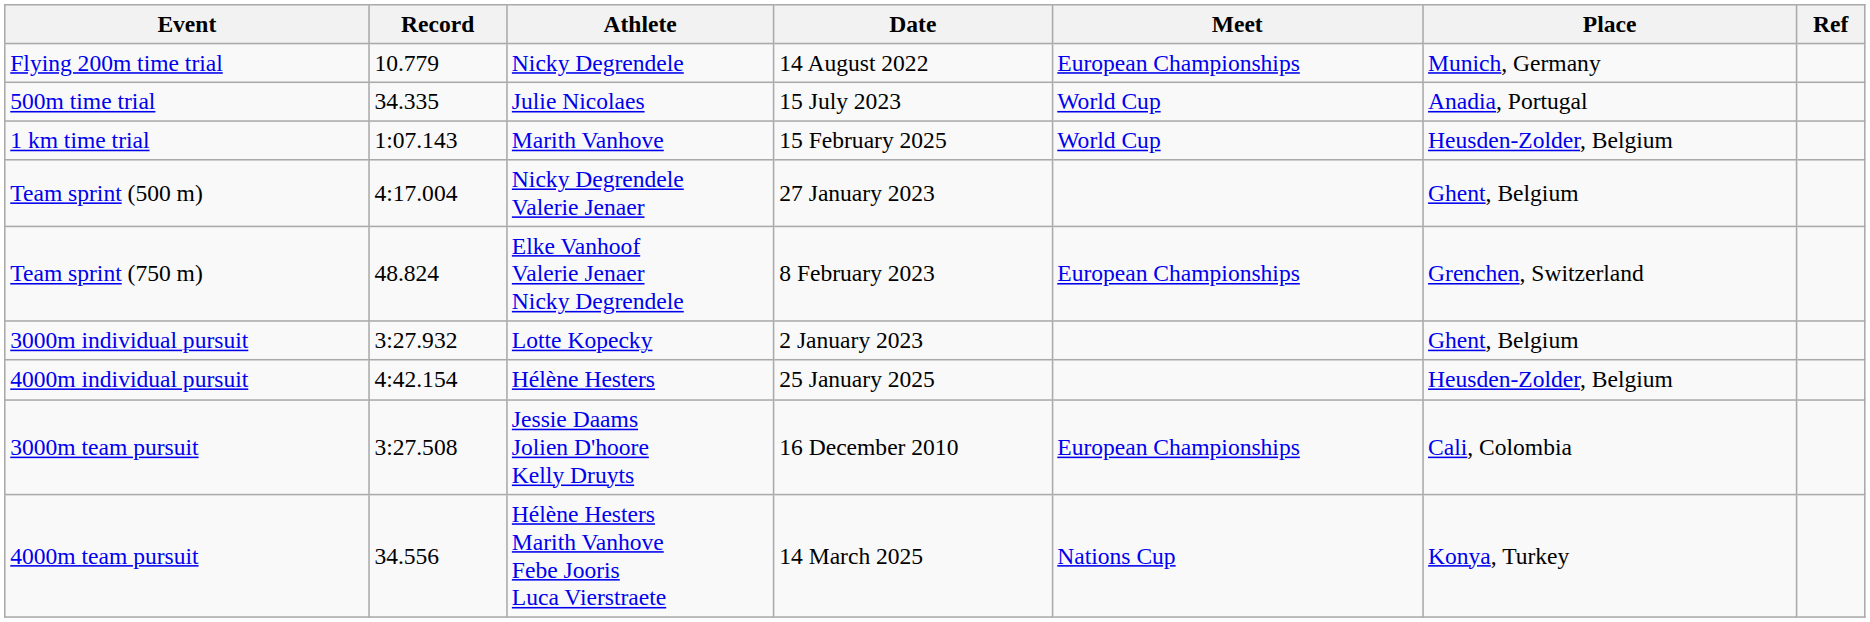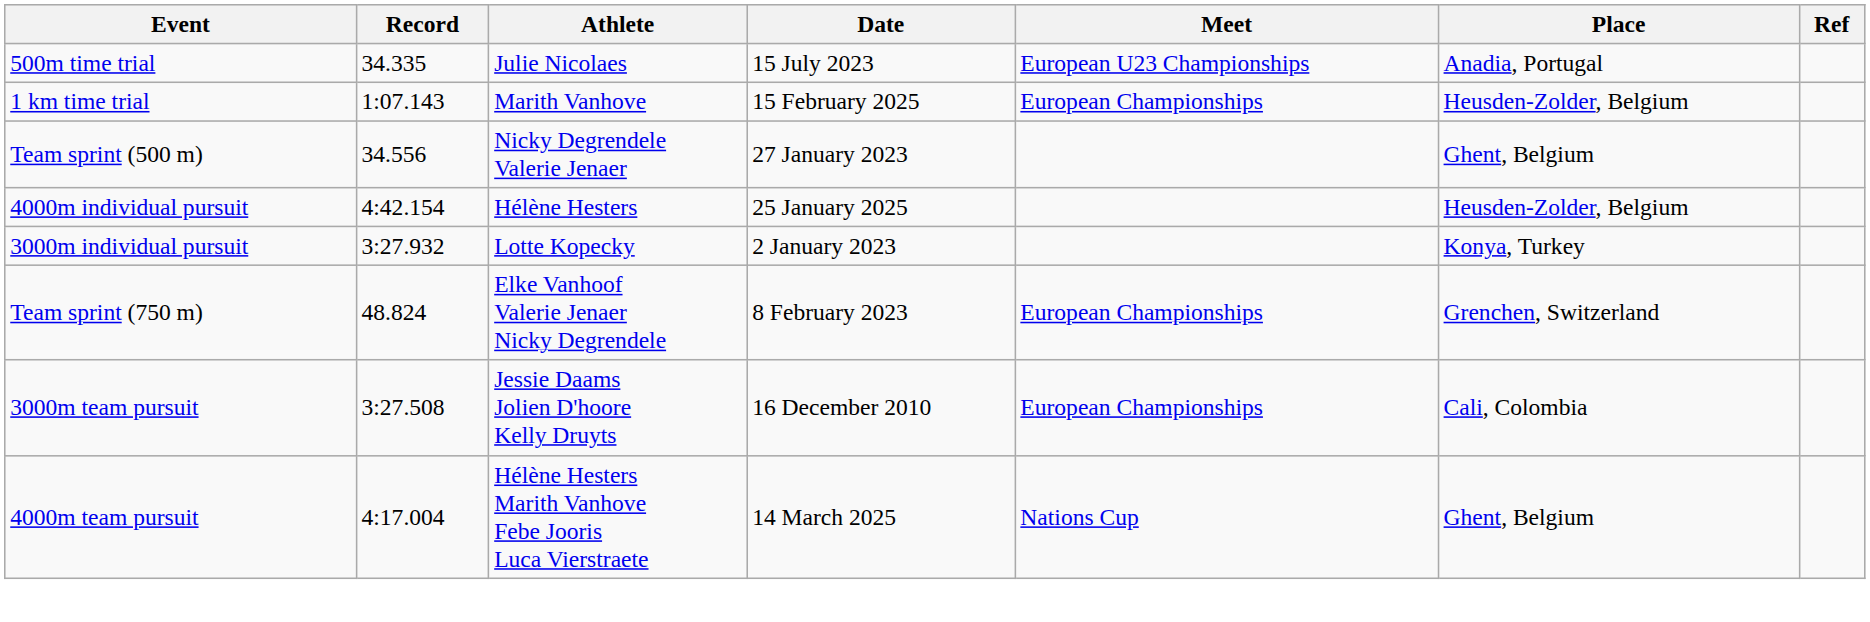- row: (117, 62)
(1109, 101) World Cup -> (1165, 62) European U23 Championships
(1109, 140) World Cup -> (1142, 101) European Championships
(416, 193) 4:17.004 -> (394, 154) 34.556
rows swapped: (107, 274) <-> (129, 379)
(1503, 340) Ghent, Belgium -> (1514, 246) Konya, Turkey
(407, 555) 34.556 -> (403, 516) 4:17.004
(1499, 555) Konya, Turkey -> (1519, 516) Ghent, Belgium
